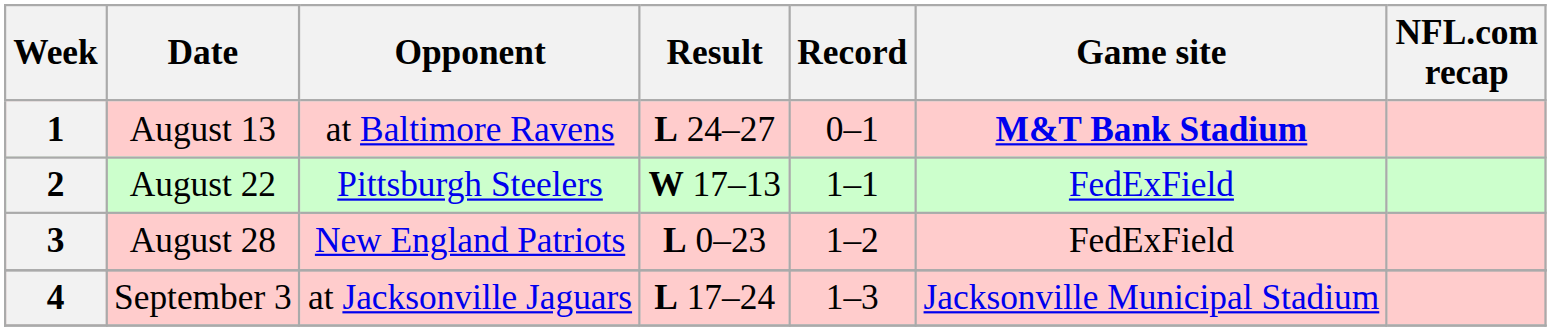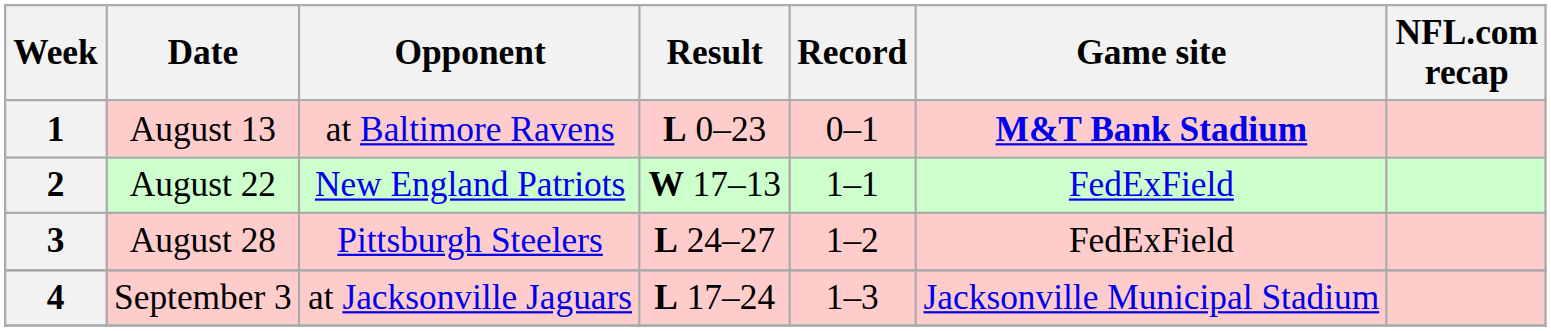(715, 128) L 24–27 -> (715, 128) L 0–23
(470, 184) Pittsburgh Steelers -> (470, 184) New England Patriots
(470, 240) New England Patriots -> (470, 240) Pittsburgh Steelers
(715, 240) L 0–23 -> (715, 240) L 24–27
